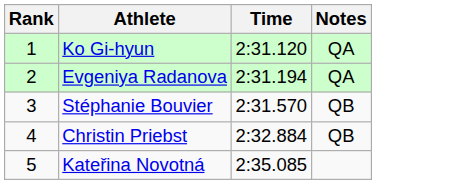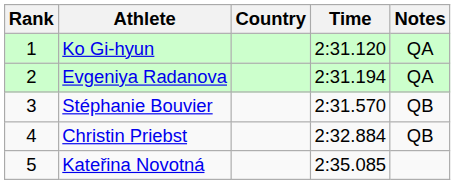+ column: (271, 19)
